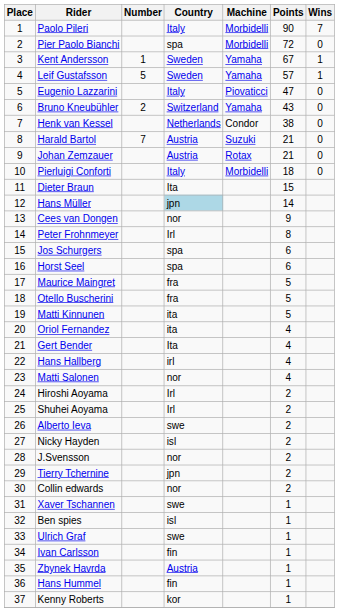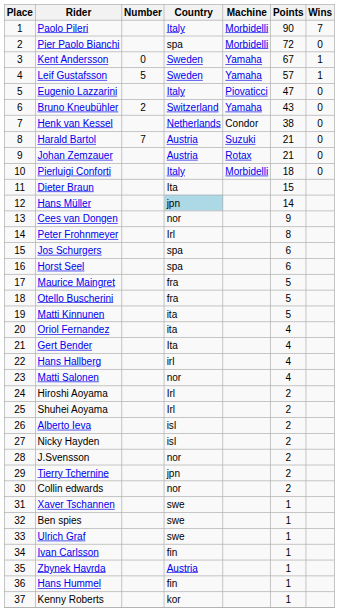(143, 60) 1 -> (143, 60) 0
(176, 425) swe -> (171, 425) isl
(171, 521) isl -> (176, 521) swe
